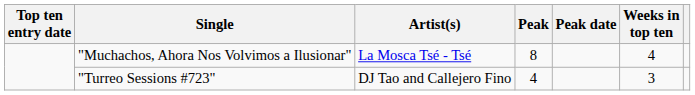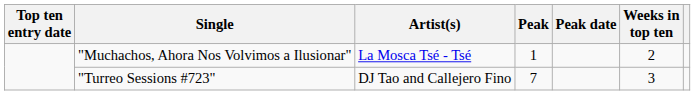(533, 55) 8 -> (533, 55) 1
(651, 55) 4 -> (651, 55) 2
(533, 78) 4 -> (533, 78) 7
